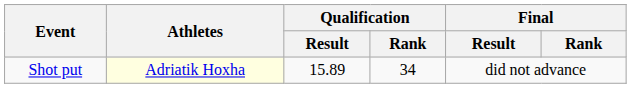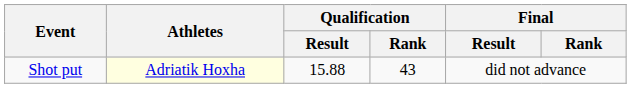(327, 70) 15.89 -> (327, 70) 15.88
(408, 70) 34 -> (408, 70) 43
